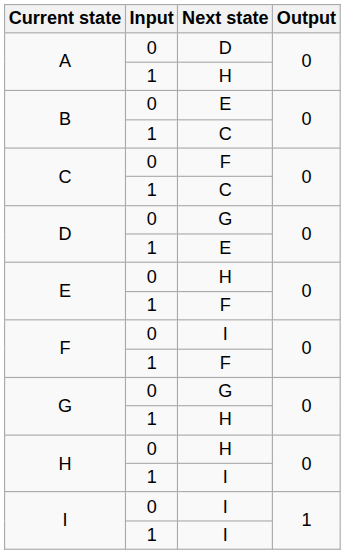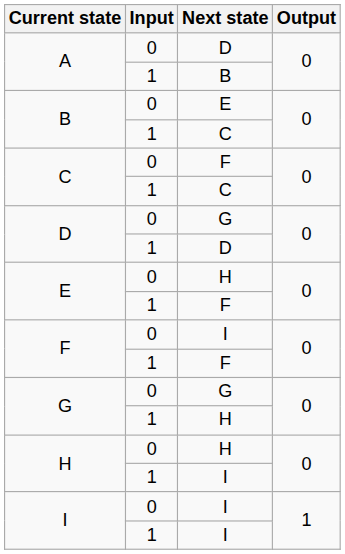(225, 76) H -> (225, 76) B
(225, 248) E -> (225, 248) D
